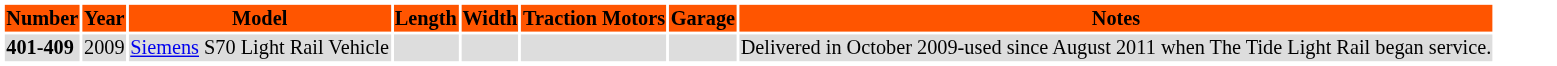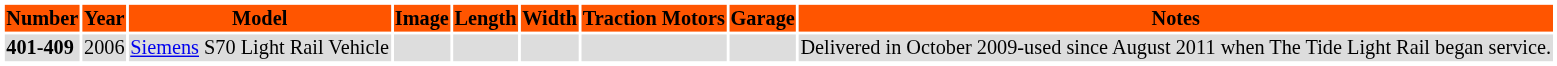+ column: (422, 18)
(104, 47) 2009 -> (104, 47) 2006
